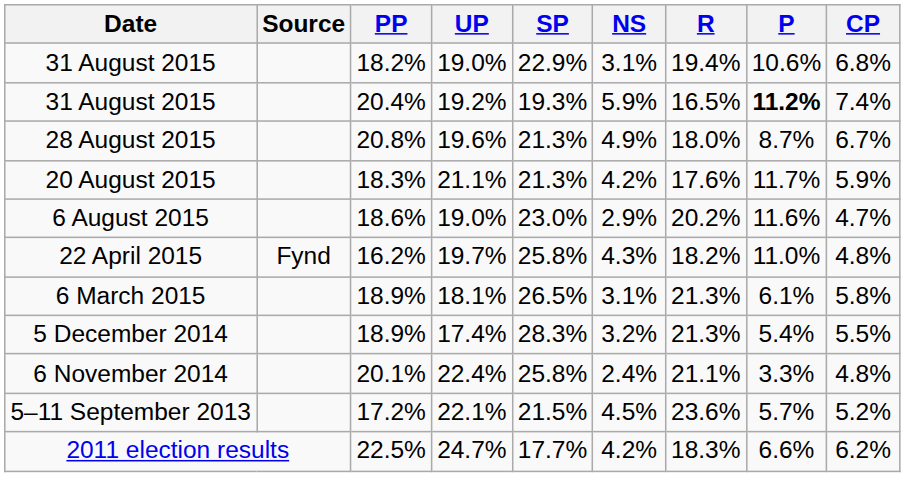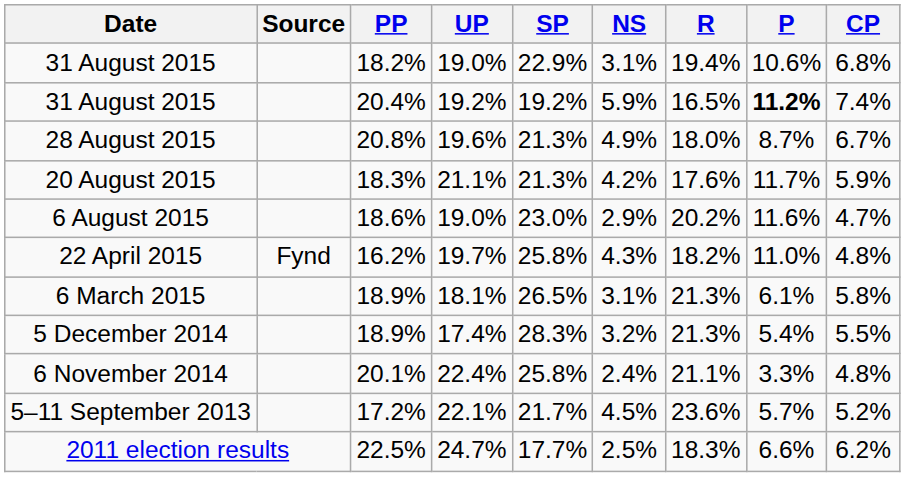(553, 101) 19.3% -> (553, 101) 19.2%
(553, 412) 21.5% -> (553, 412) 21.7%
(629, 450) 4.2% -> (629, 450) 2.5%
